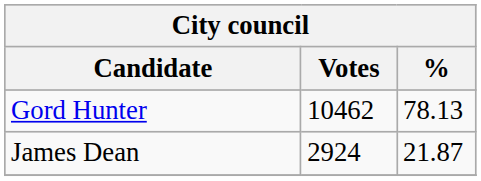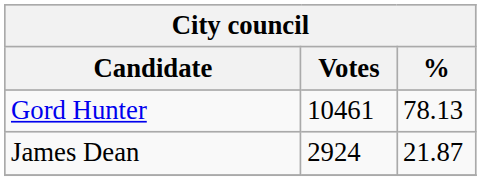(341, 110) 10462 -> (341, 110) 10461
